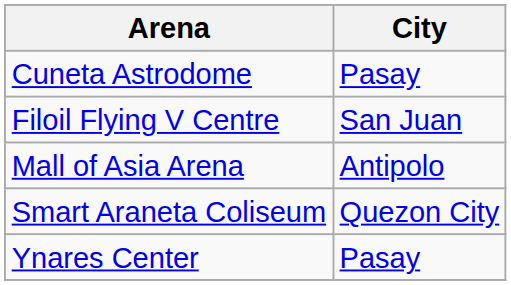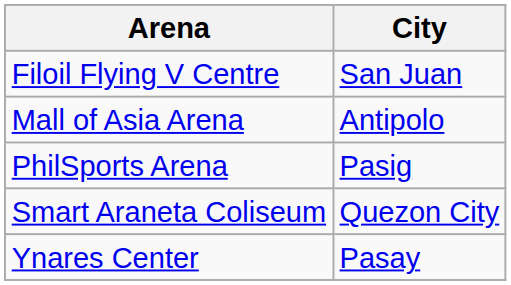- row: (132, 74)
+ row: (120, 166)
